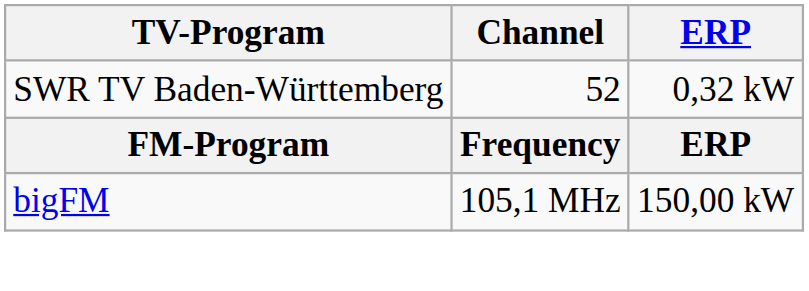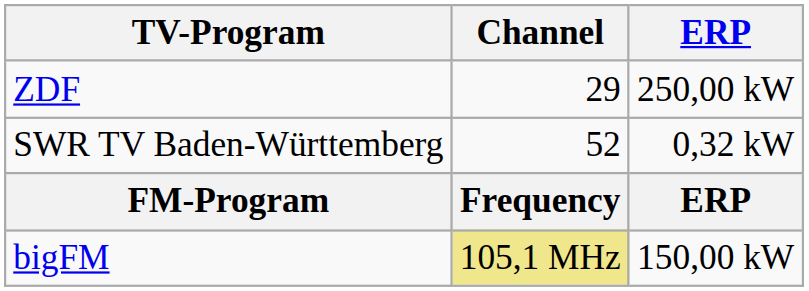+ row: (47, 88)
(540, 200) no background -> (540, 256) khaki background
